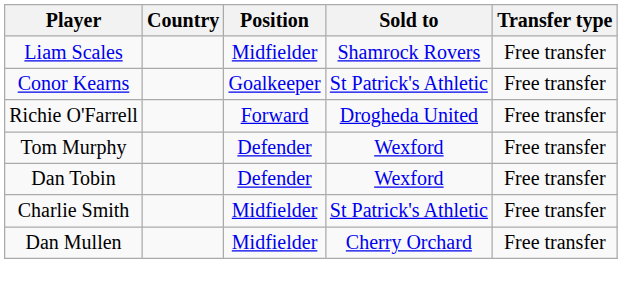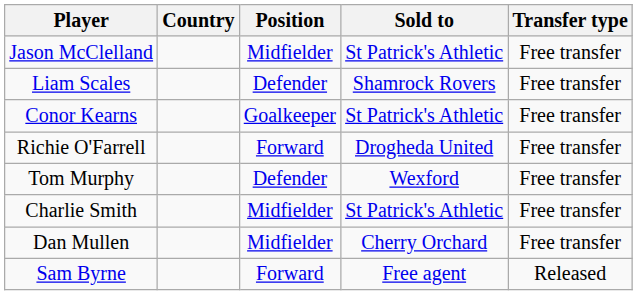+ row: (81, 52)
(275, 52) Midfielder -> (290, 83) Defender
- row: (74, 178)
+ row: (81, 274)
